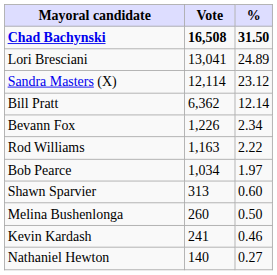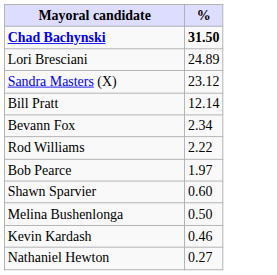- column: (210, 15)
